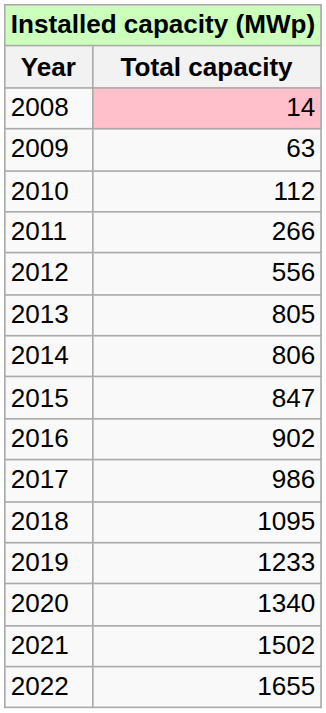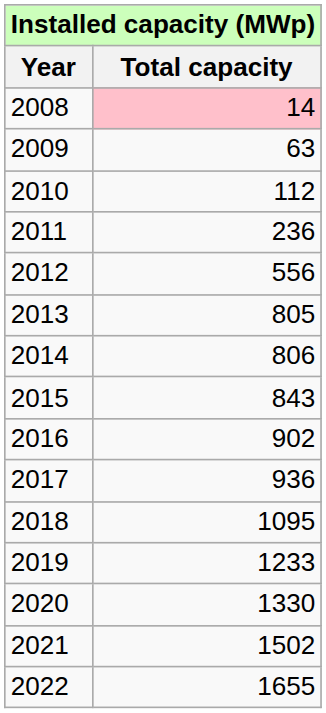(293, 231) 266 -> (293, 231) 236
(293, 397) 847 -> (293, 397) 843
(293, 480) 986 -> (293, 480) 936
(286, 604) 1340 -> (286, 604) 1330
